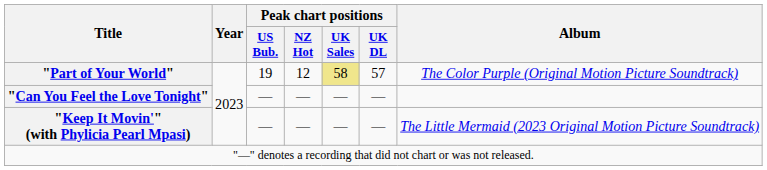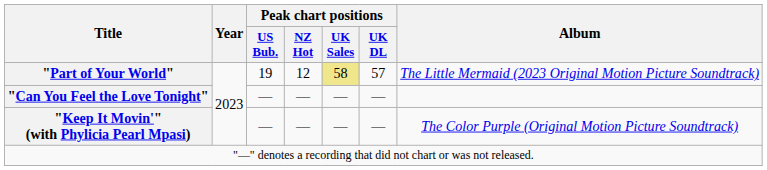(580, 73) The Color Purple (Original Motion Picture Soundtrack) -> (580, 73) The Little Mermaid (2023 Original Motion Picture Soundtrack)
(580, 126) The Little Mermaid (2023 Original Motion Picture Soundtrack) -> (580, 126) The Color Purple (Original Motion Picture Soundtrack)
